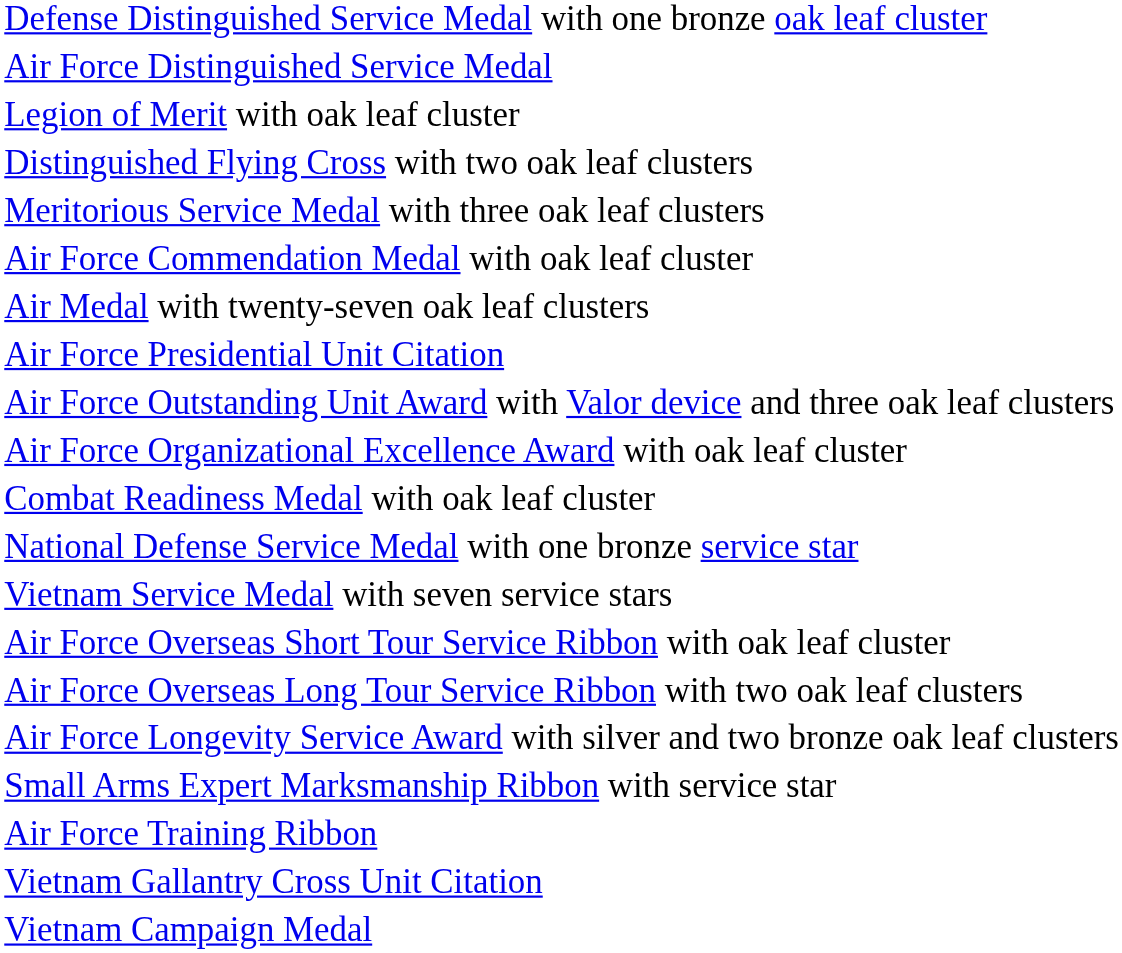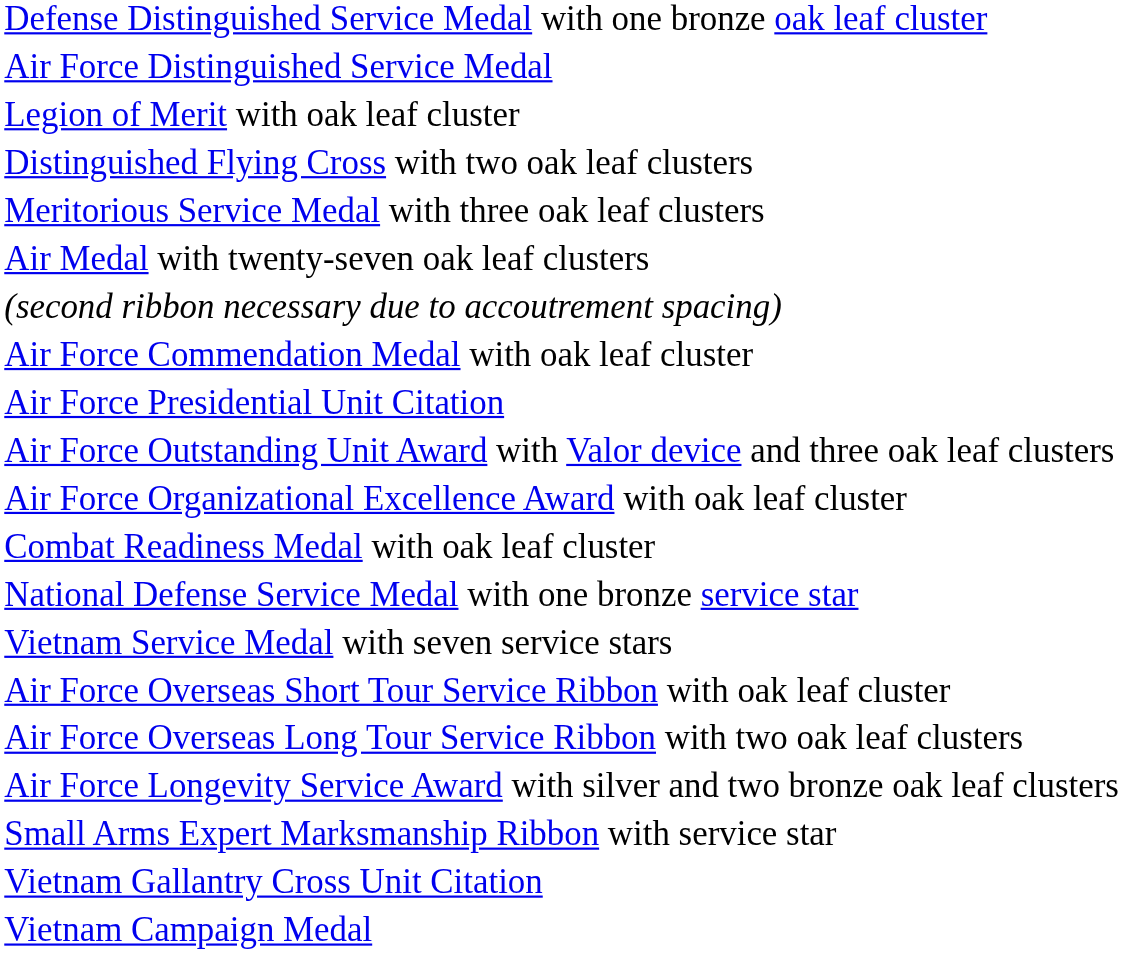rows swapped: (327, 306) <-> (379, 258)
+ row: (393, 306)
- row: (191, 833)
